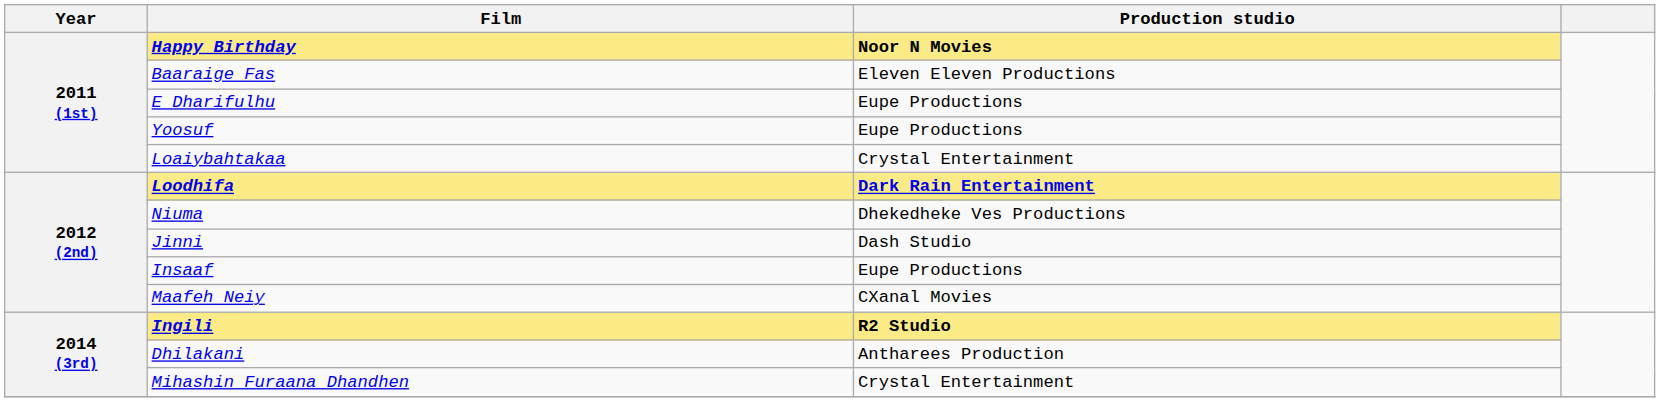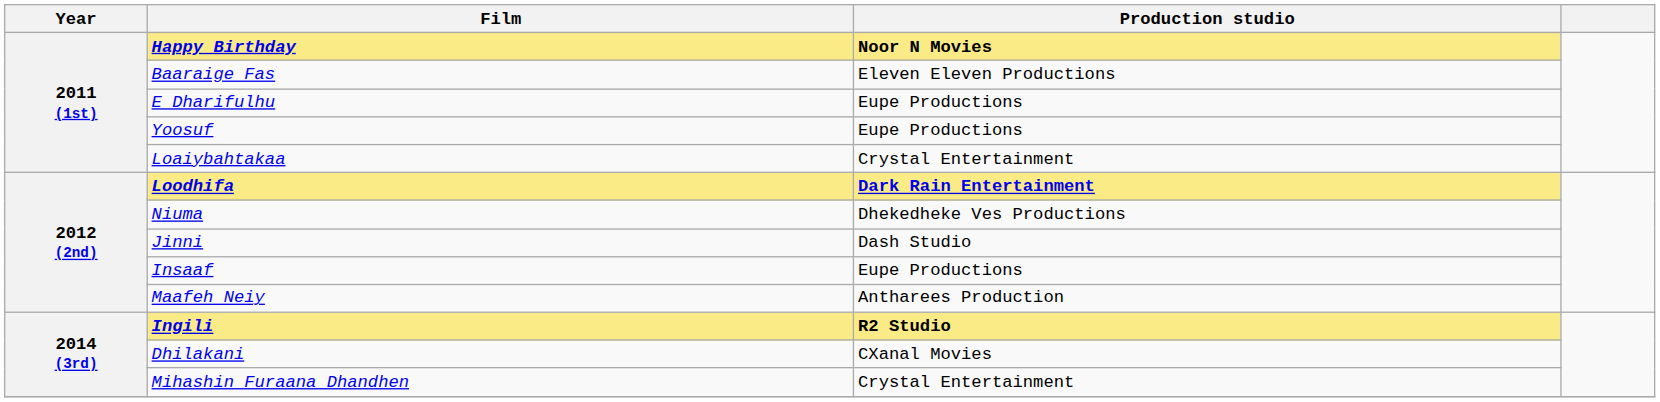(925, 298) CXanal Movies -> (961, 298) Antharees Production
(961, 354) Antharees Production -> (925, 354) CXanal Movies
